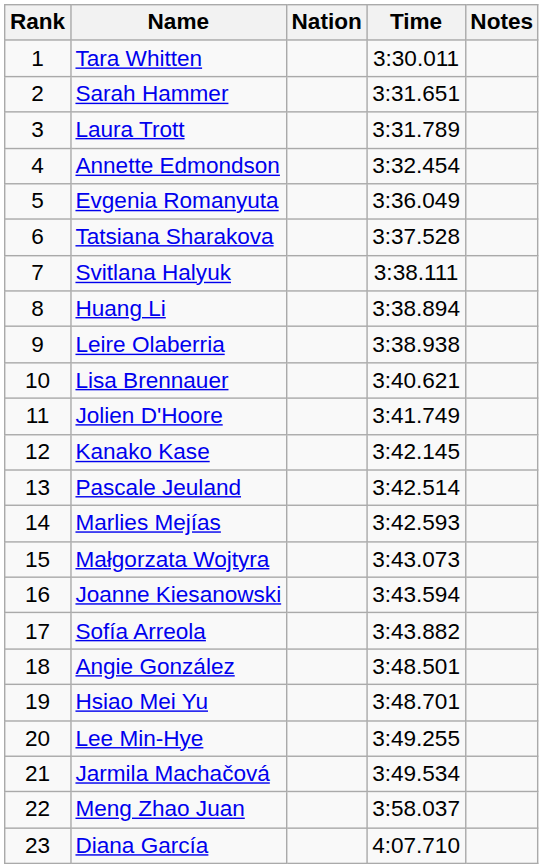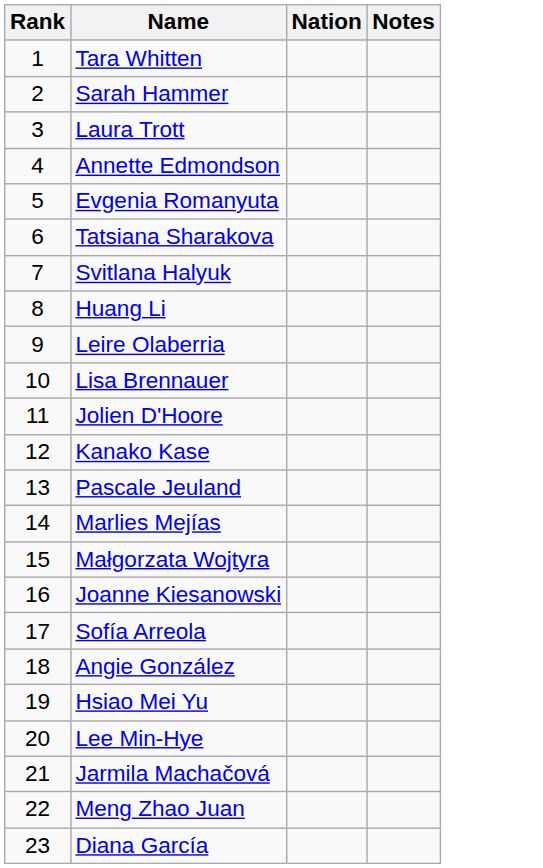- column: (416, 22)
